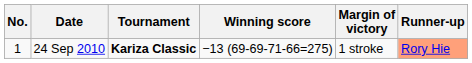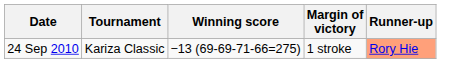- column: (18, 22)
(154, 49) bold -> (125, 49) normal
